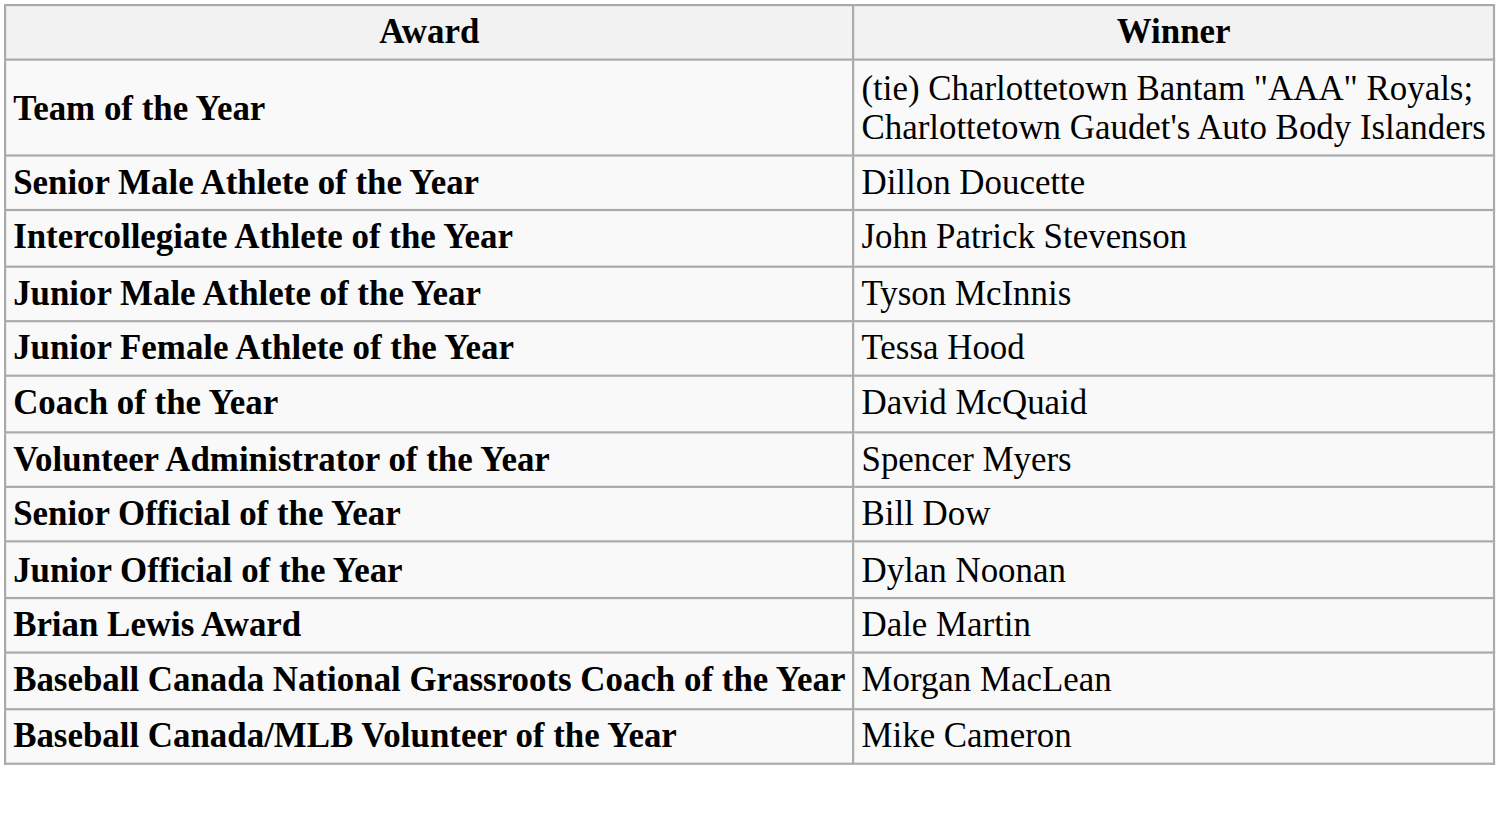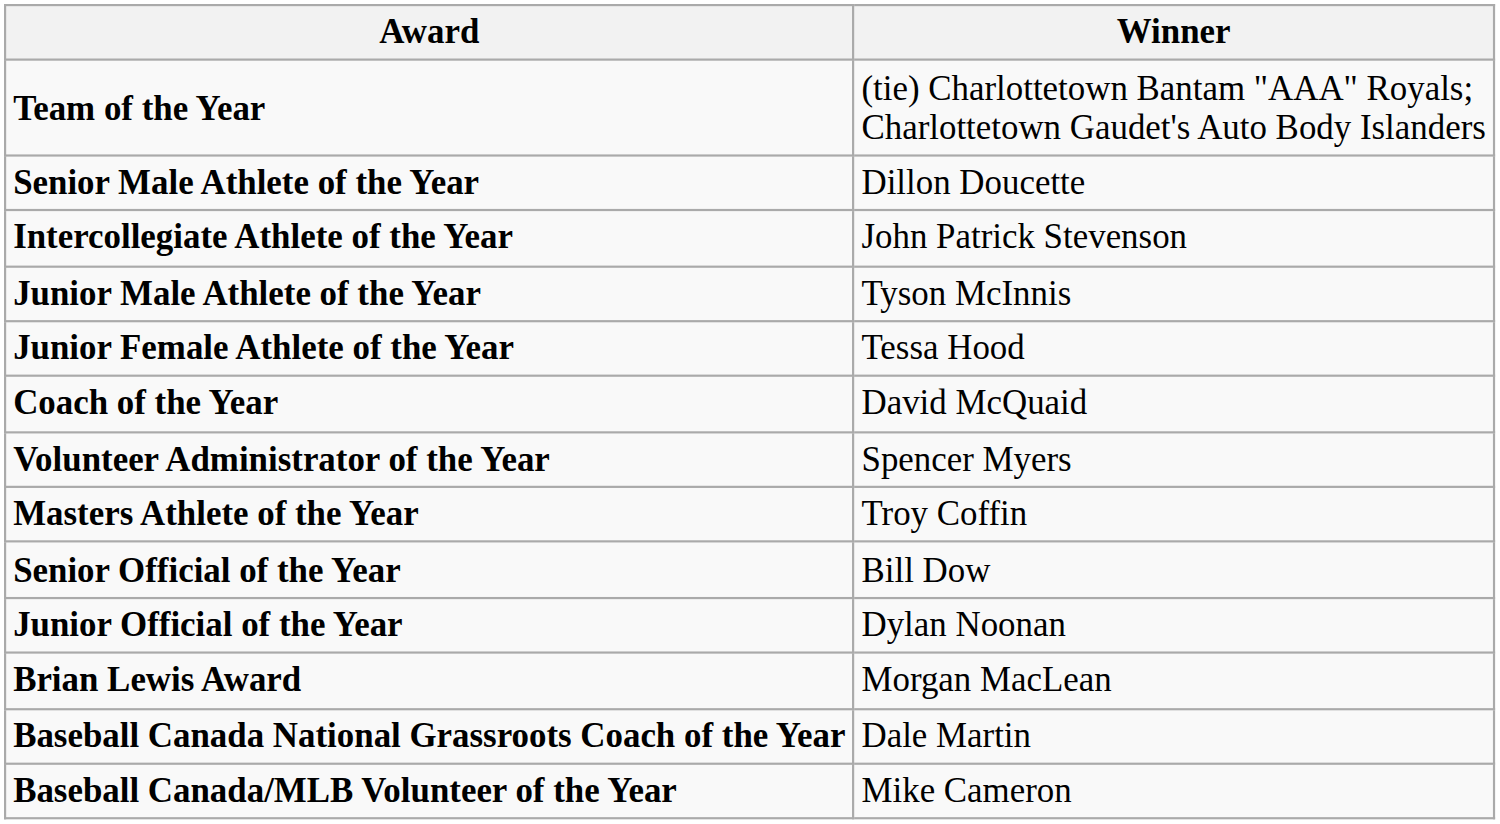+ row: (216, 513)
(946, 624) Dale Martin -> (987, 679) Morgan MacLean
(987, 679) Morgan MacLean -> (946, 735) Dale Martin
